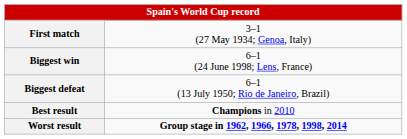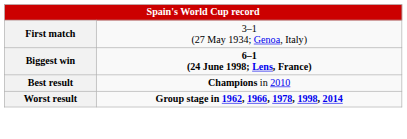(253, 61) normal -> (249, 61) bold
- row: (55, 88)
